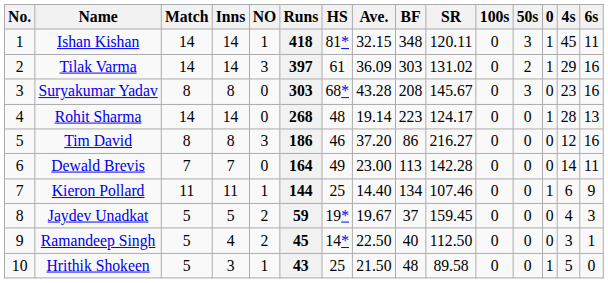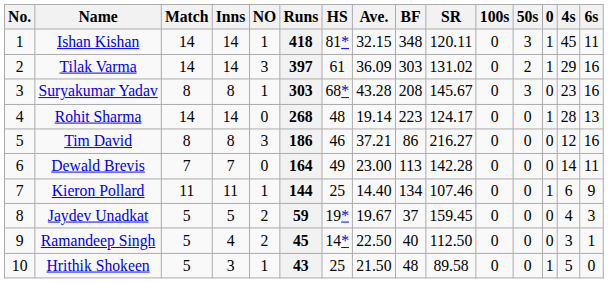(264, 91) 0 -> (264, 91) 1
(374, 141) 37.20 -> (374, 141) 37.21
